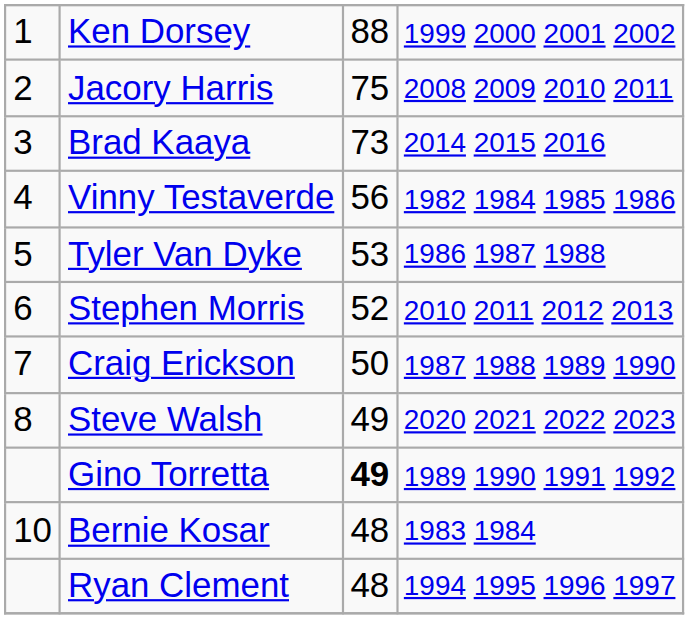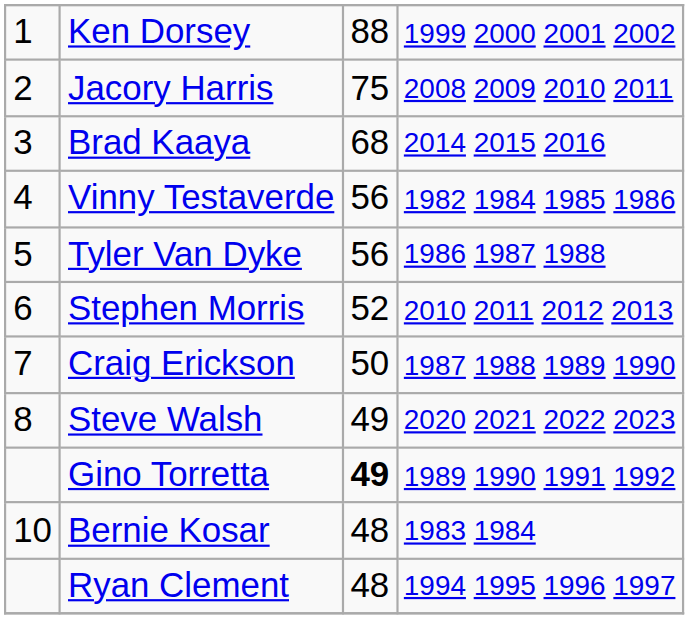(370, 142) 73 -> (370, 142) 68
(370, 253) 53 -> (370, 253) 56
